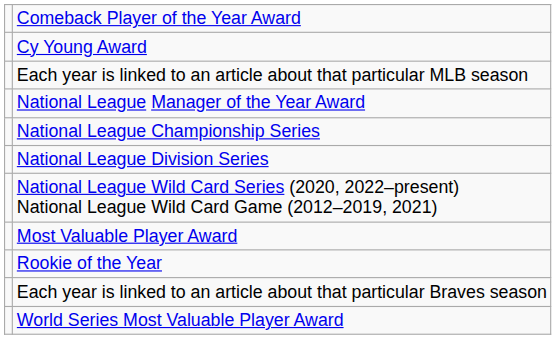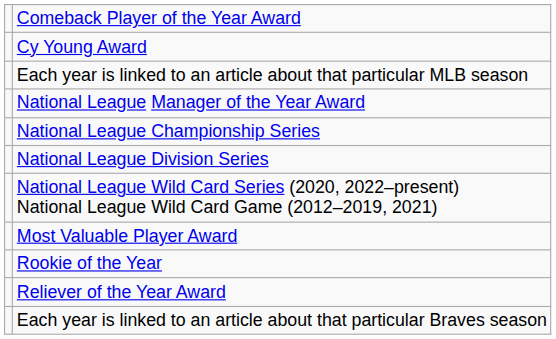+ row: (121, 292)
- row: (180, 320)
